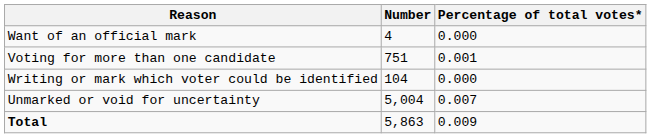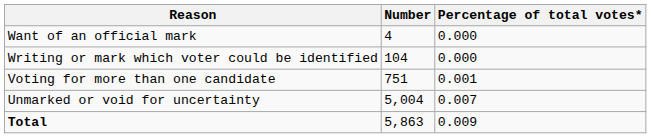rows swapped: (142, 58) <-> (193, 79)
